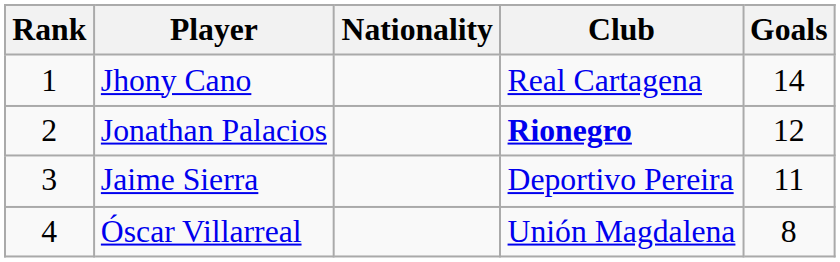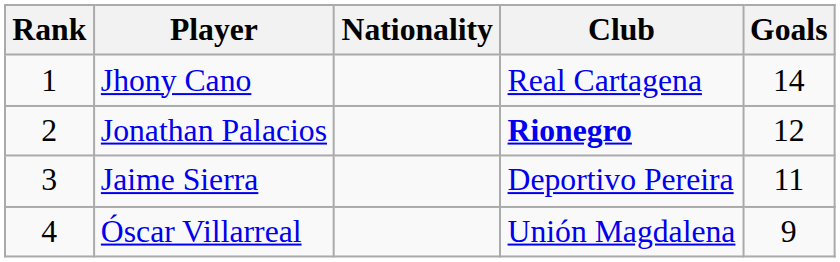(789, 230) 8 -> (789, 230) 9
